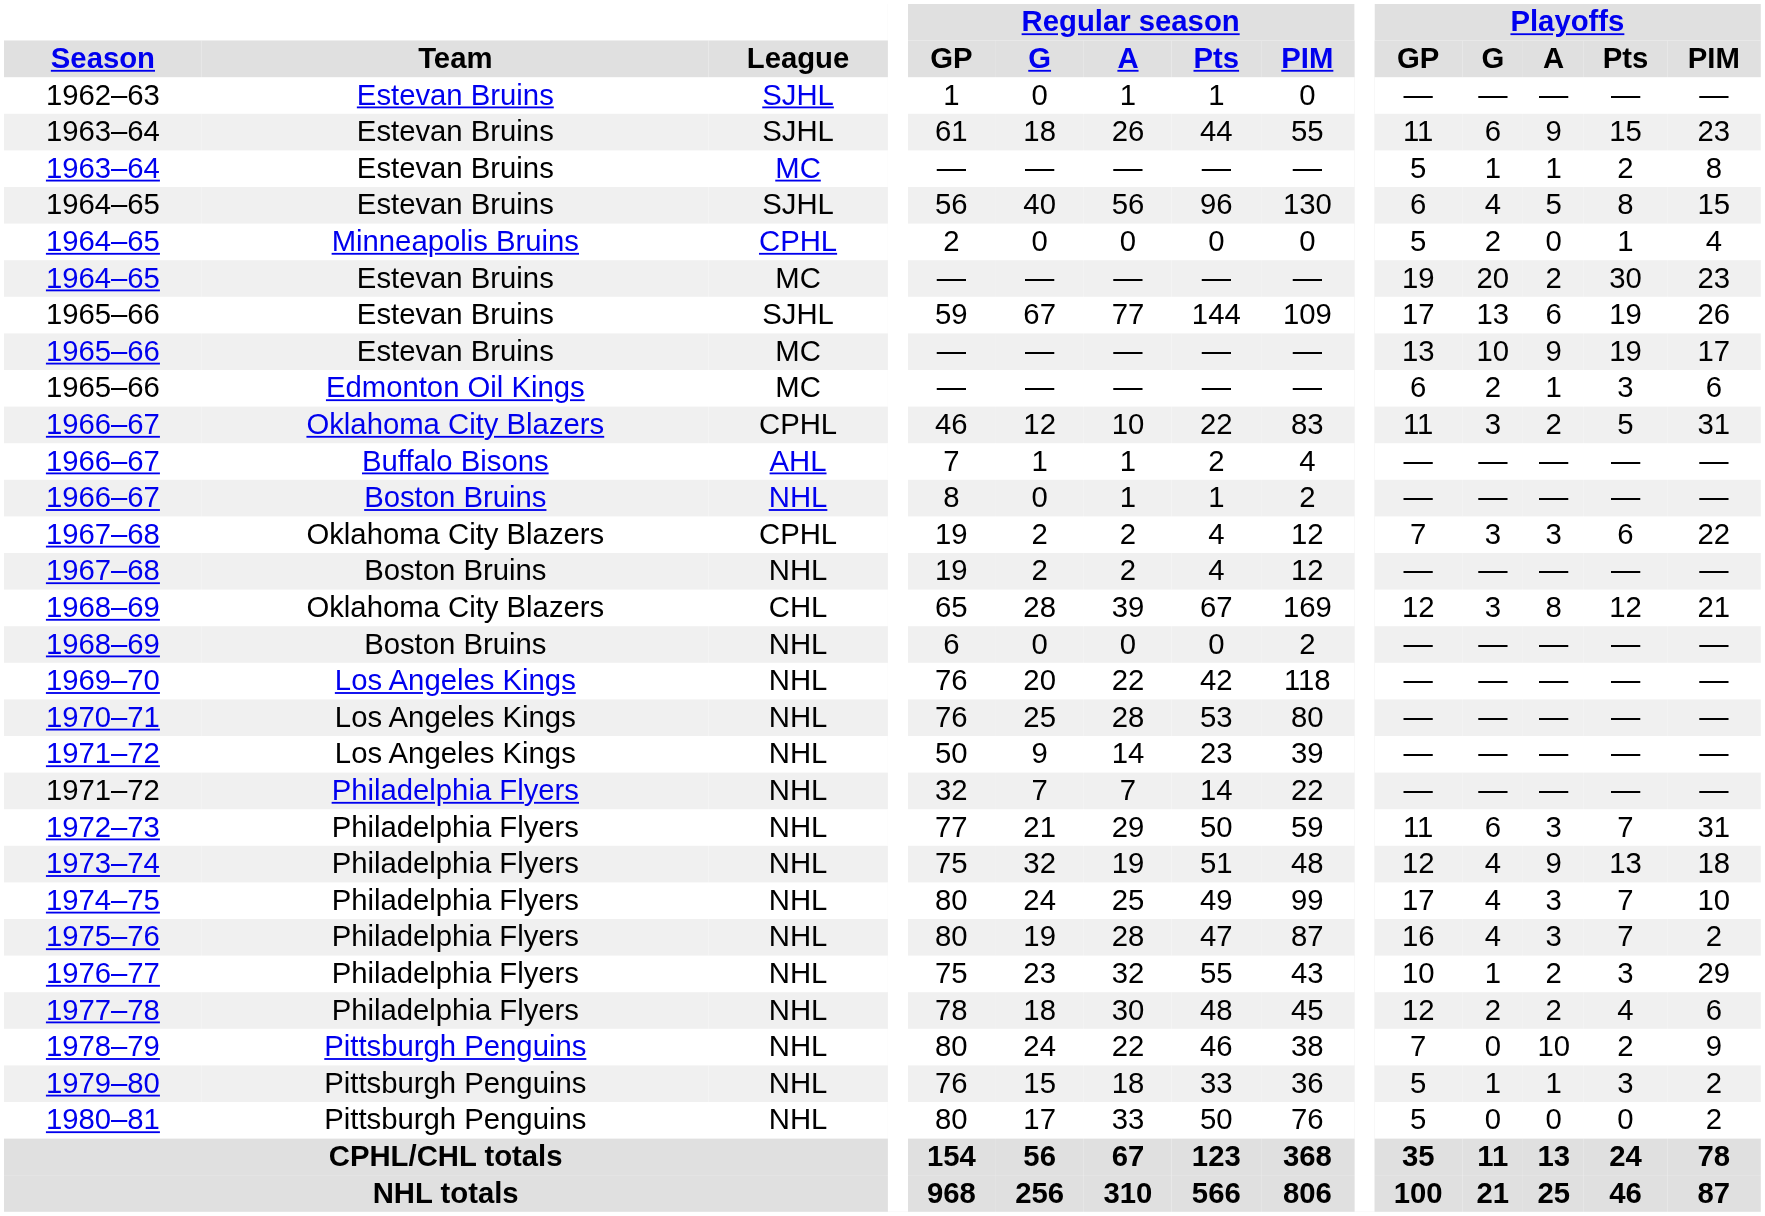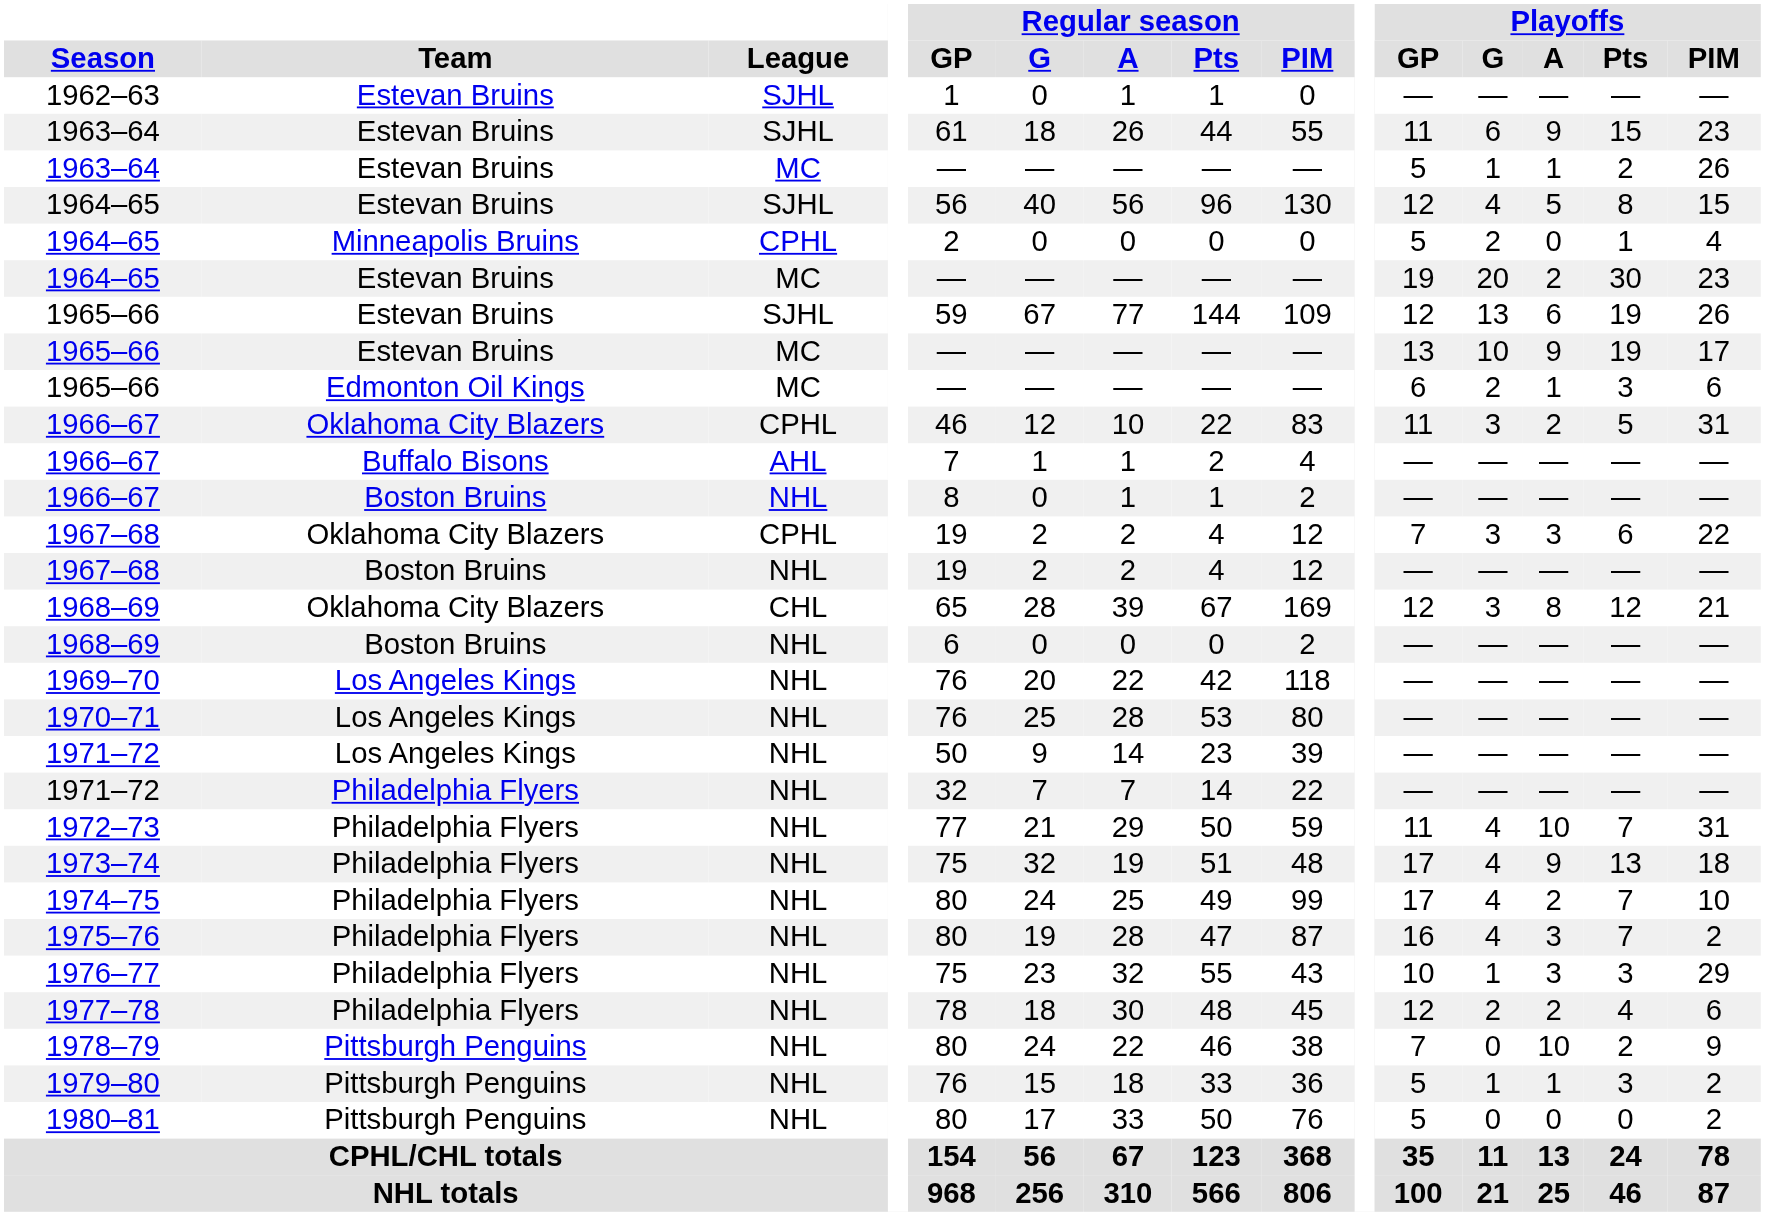(1714, 168) 8 -> (1714, 168) 26
(1418, 204) 6 -> (1418, 204) 12
(1418, 314) 17 -> (1418, 314) 12
(1493, 827) 6 -> (1493, 827) 4
(1554, 827) 3 -> (1554, 827) 10
(1418, 863) 12 -> (1418, 863) 17
(1554, 900) 3 -> (1554, 900) 2
(1554, 973) 2 -> (1554, 973) 3
